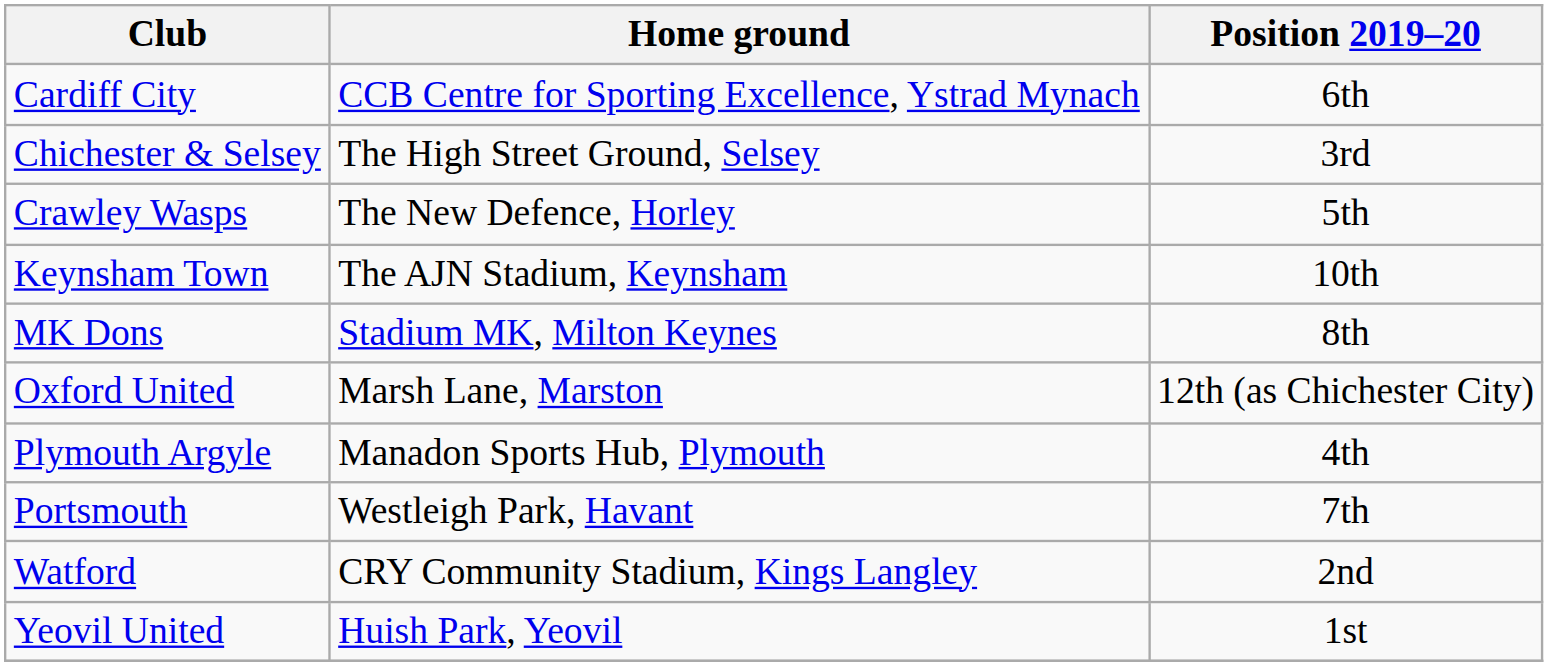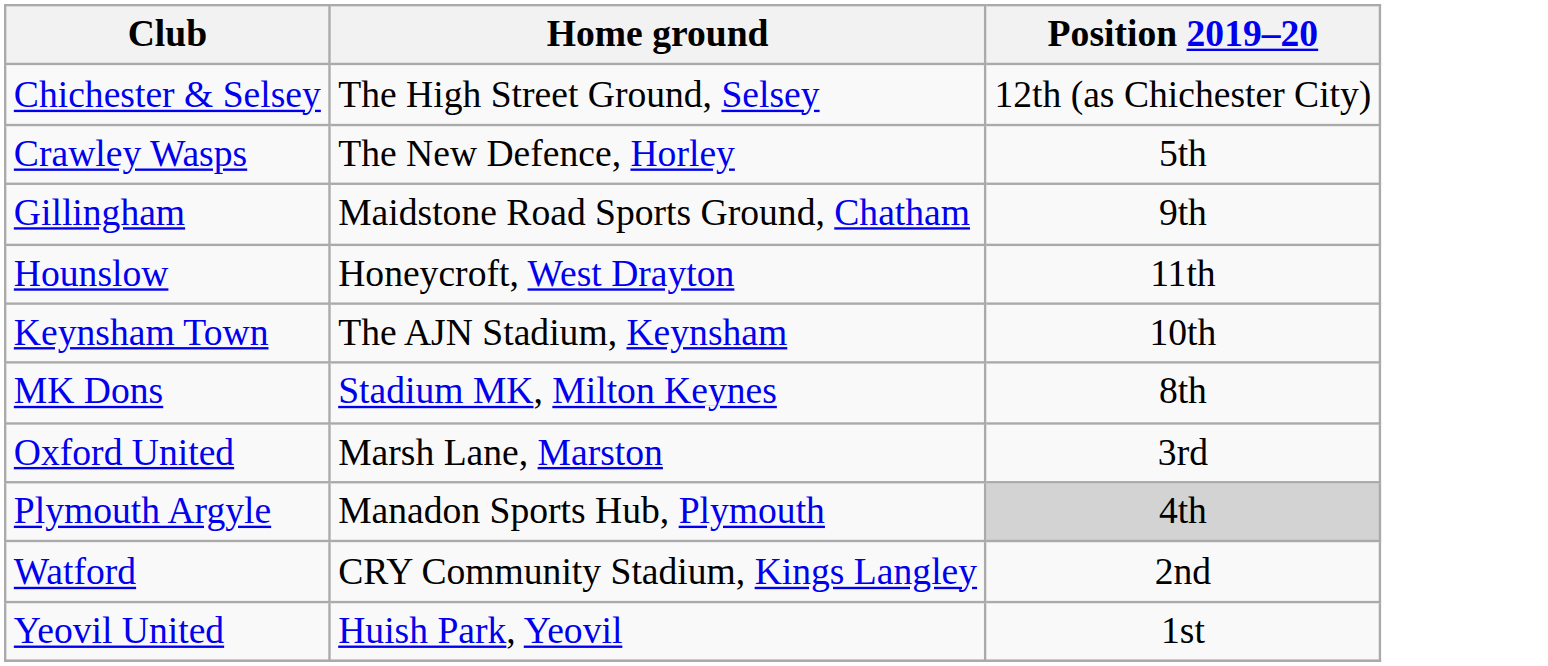- row: (105, 93)
(1346, 153) 3rd -> (1183, 93) 12th (as Chichester City)
+ row: (99, 213)
+ row: (91, 272)
(1346, 392) 12th (as Chichester City) -> (1183, 451) 3rd
(1346, 451) no background -> (1183, 511) lightgrey background
- row: (101, 511)
